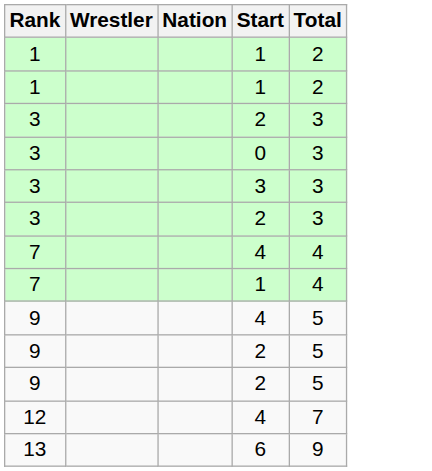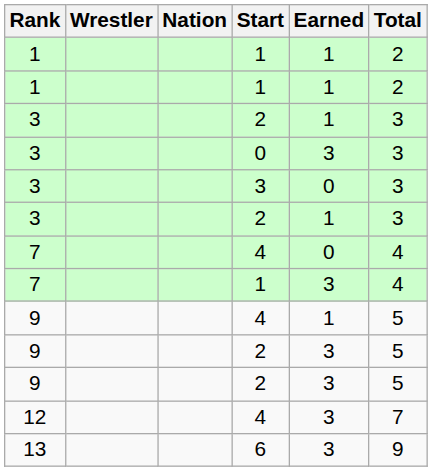+ column: (329, 20)
